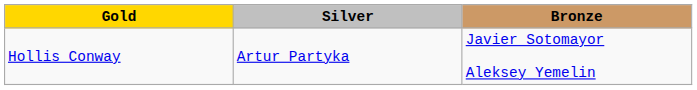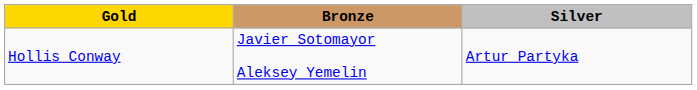columns swapped: (348, 16) <-> (577, 16)
